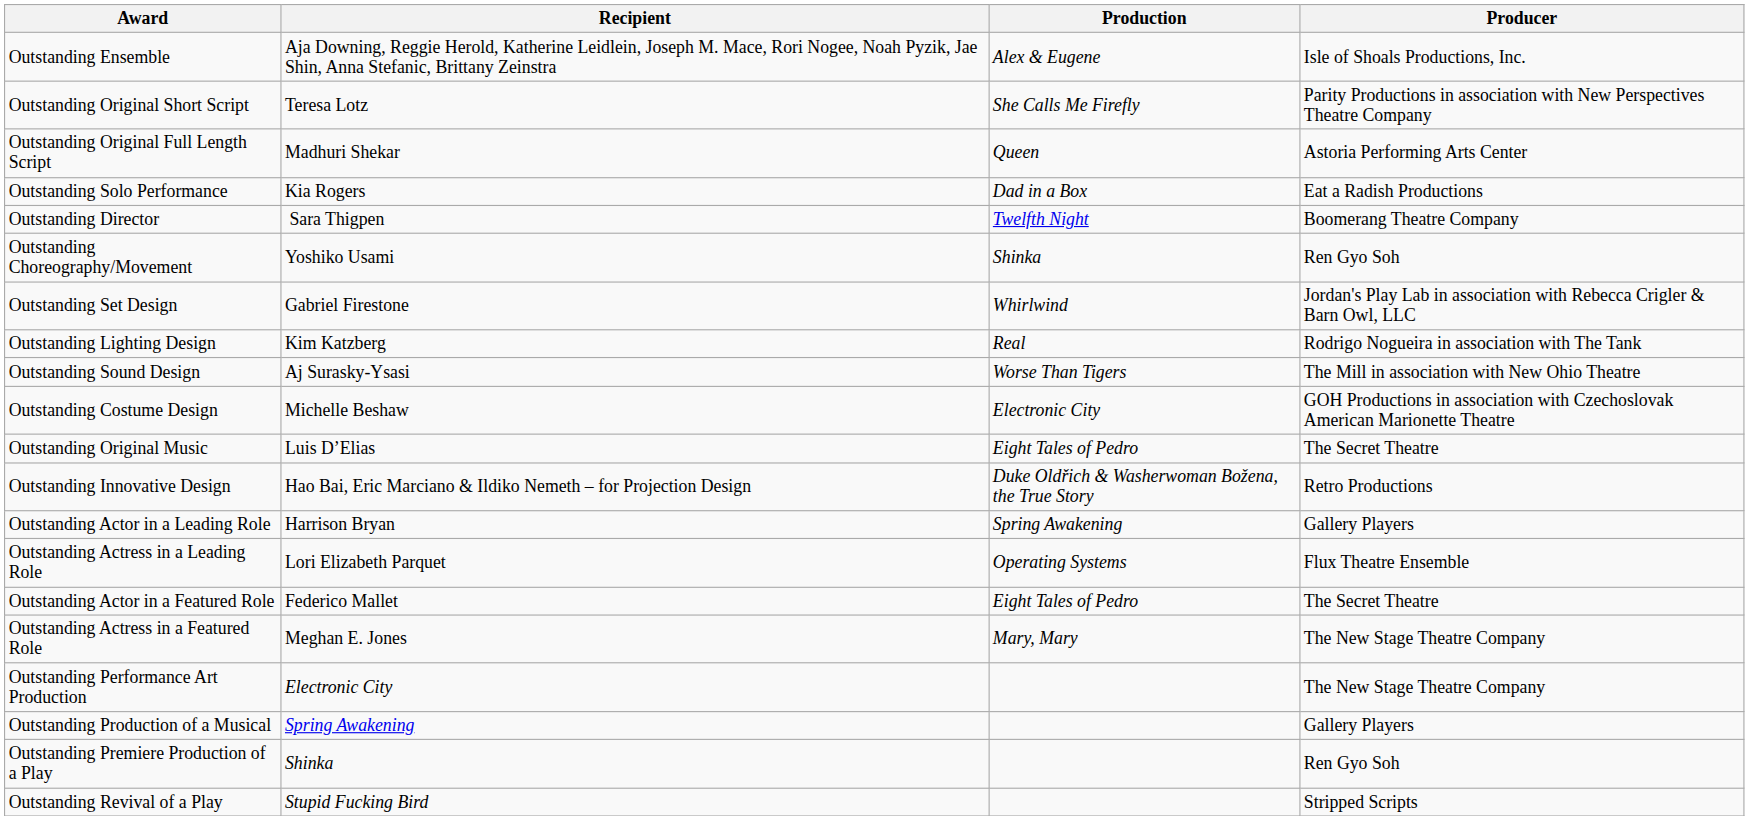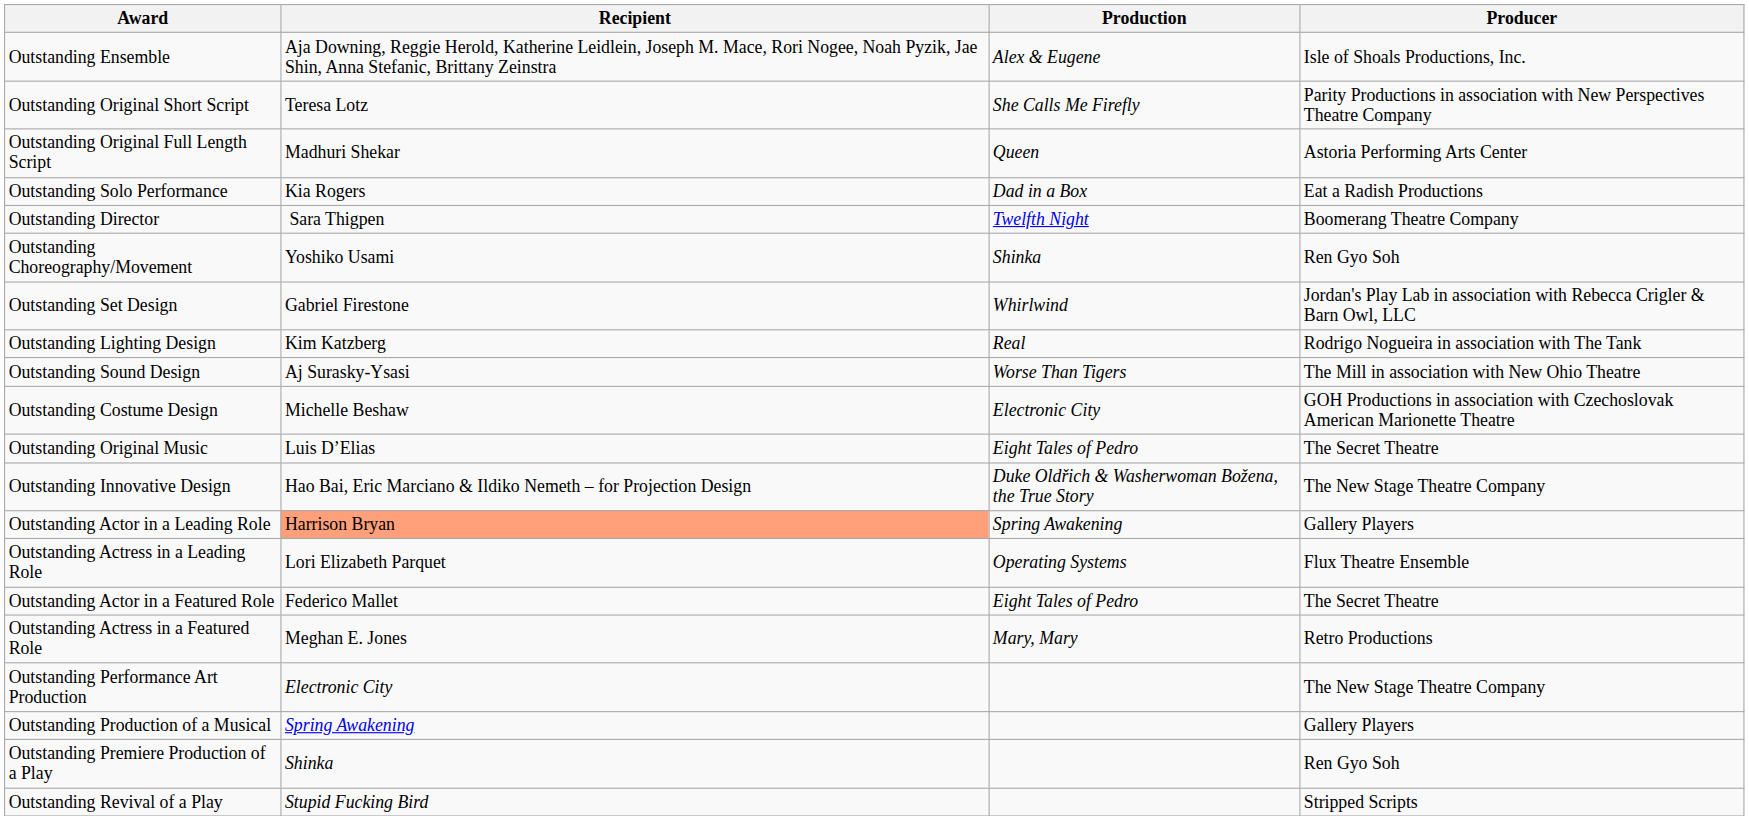(1368, 486) Retro Productions -> (1424, 486) The New Stage Theatre Company
(342, 524) no background -> (342, 524) lightsalmon background
(1424, 639) The New Stage Theatre Company -> (1368, 639) Retro Productions
